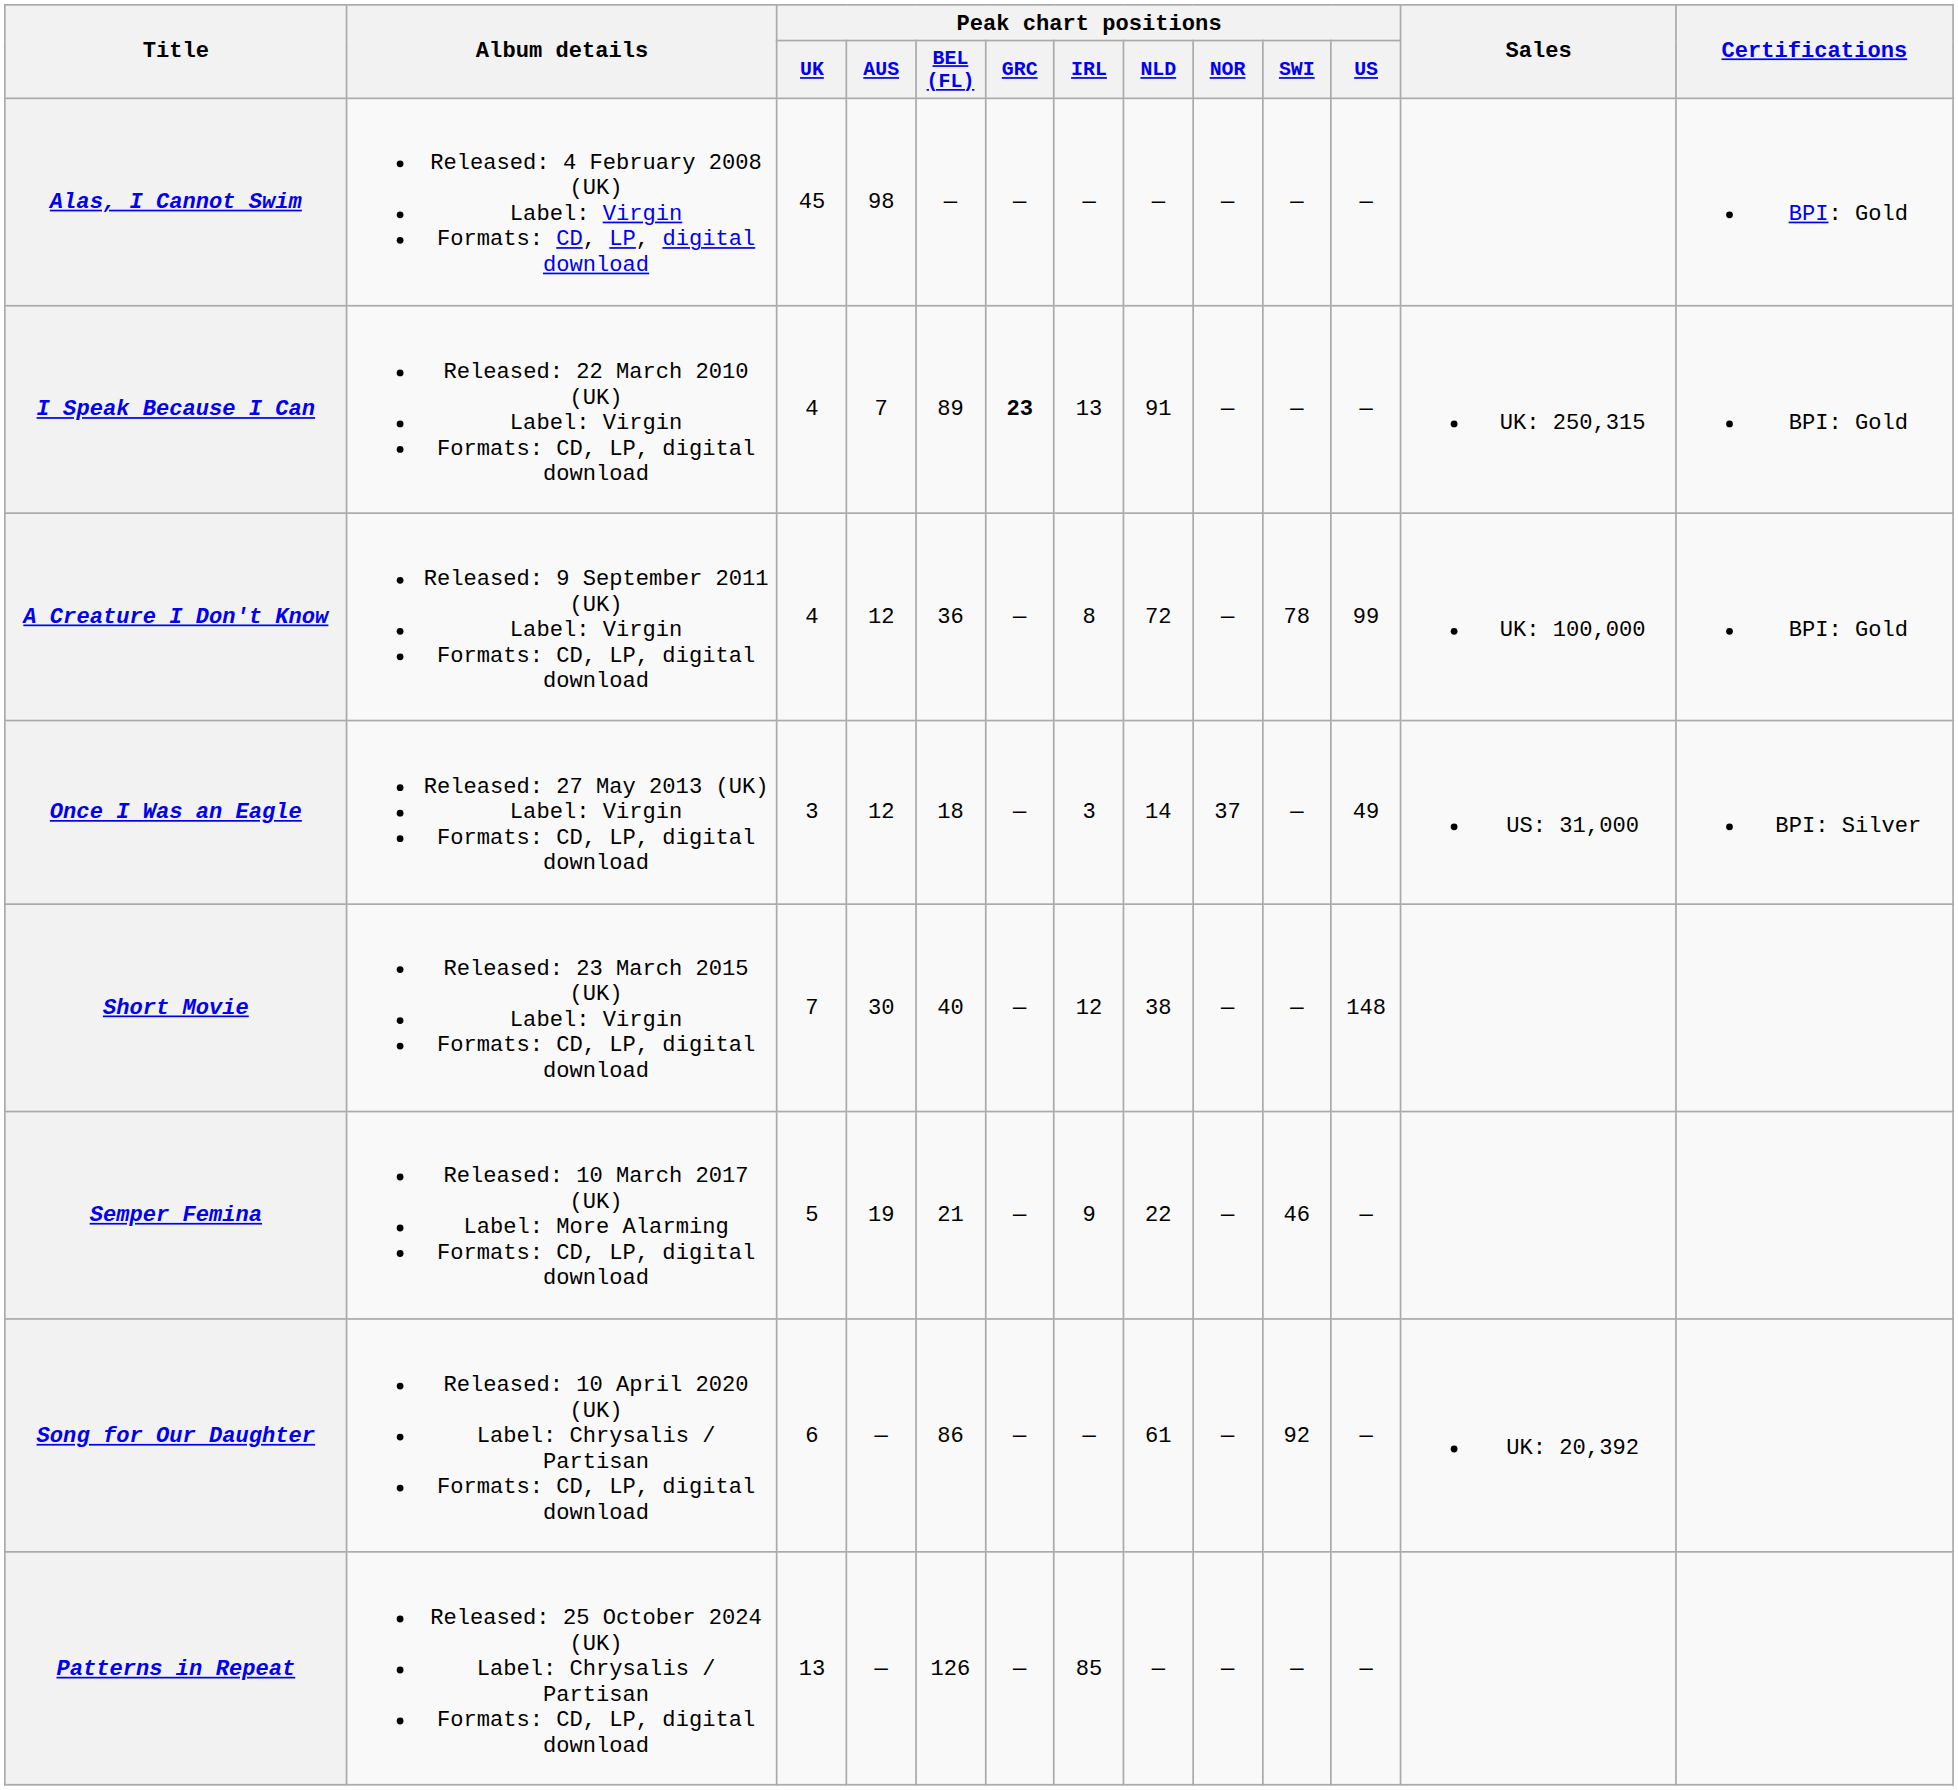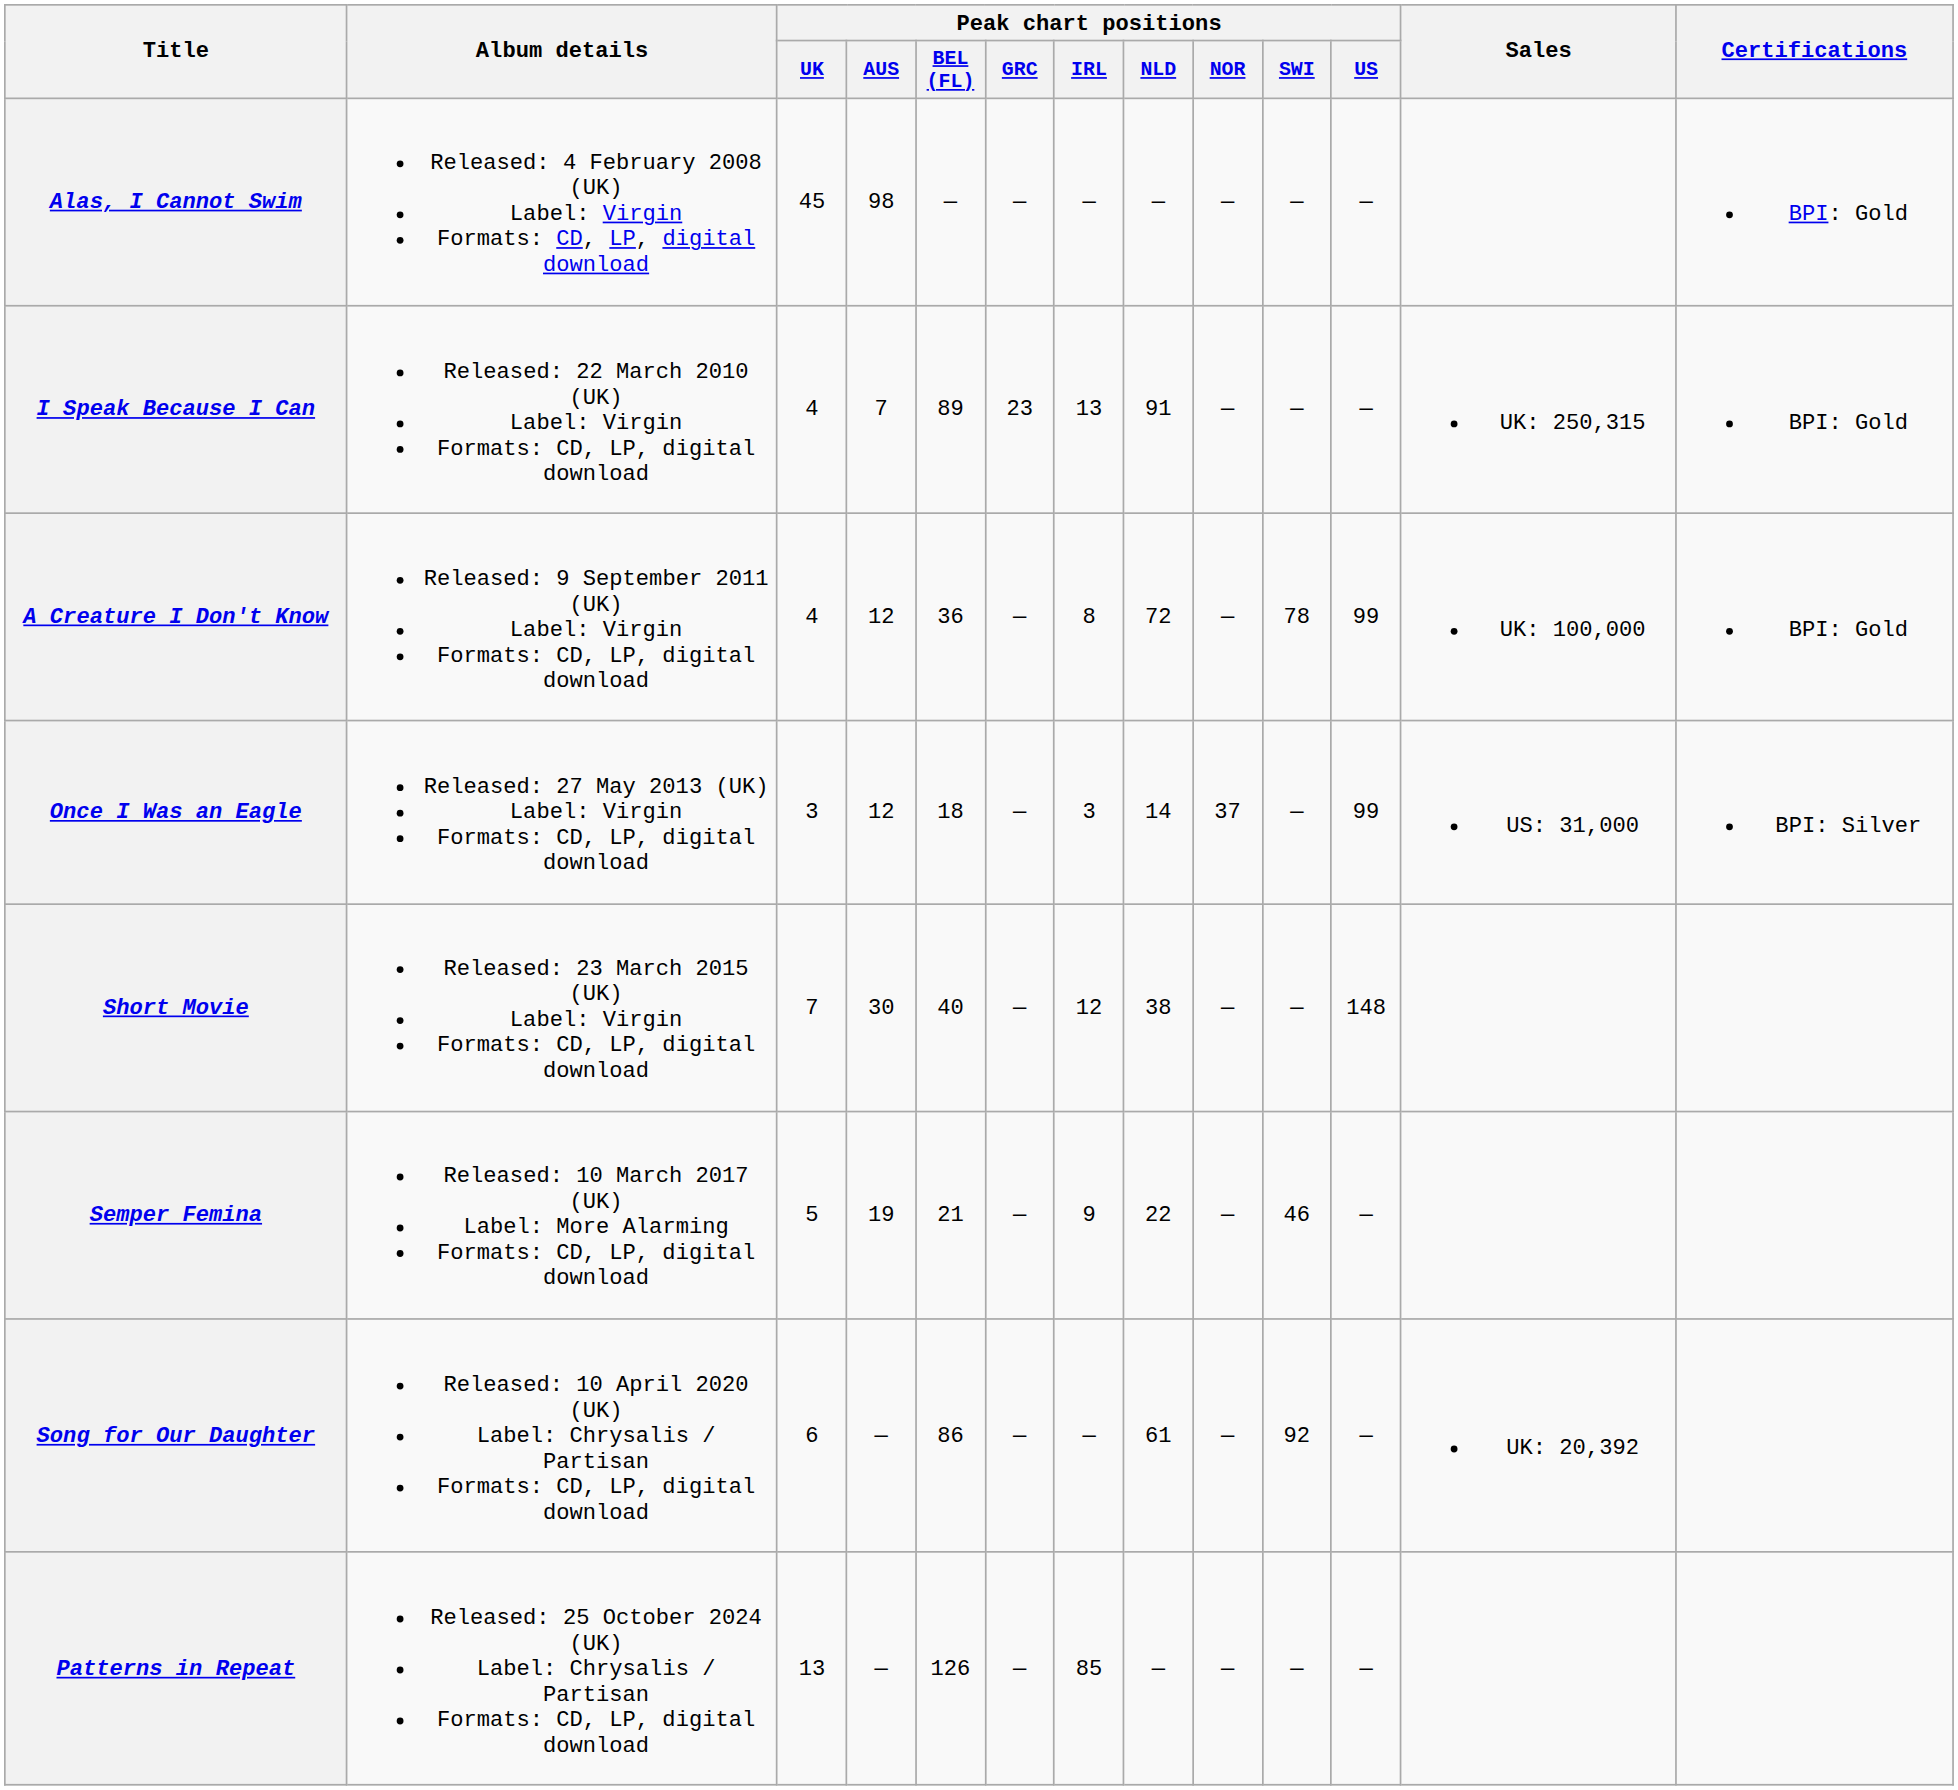(1020, 410) bold -> (1020, 410) normal
(1366, 812) 49 -> (1366, 812) 99
